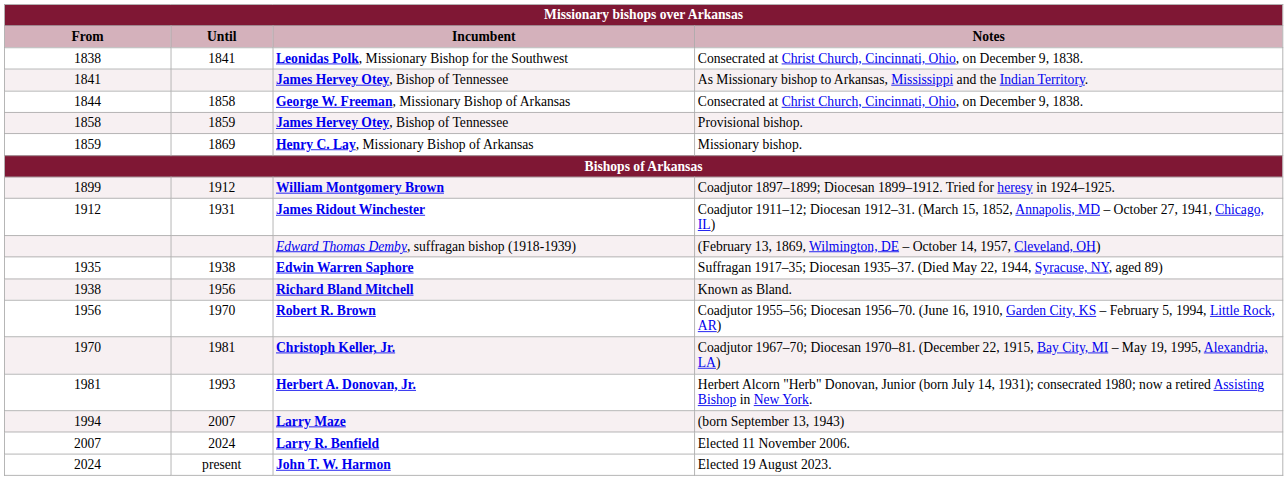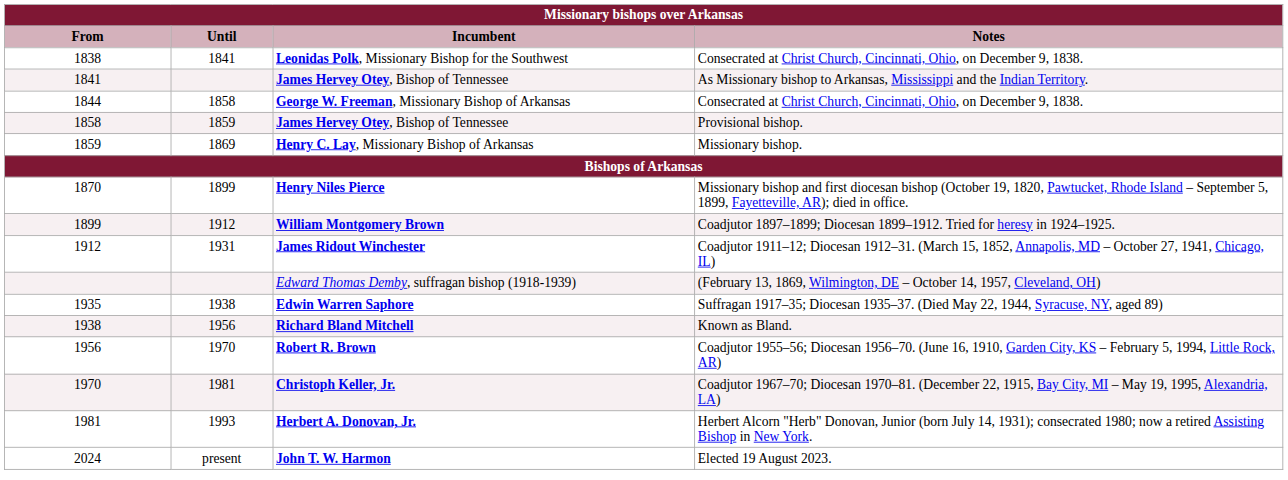+ row: (330, 187)
- row: (311, 421)
- row: (328, 443)
